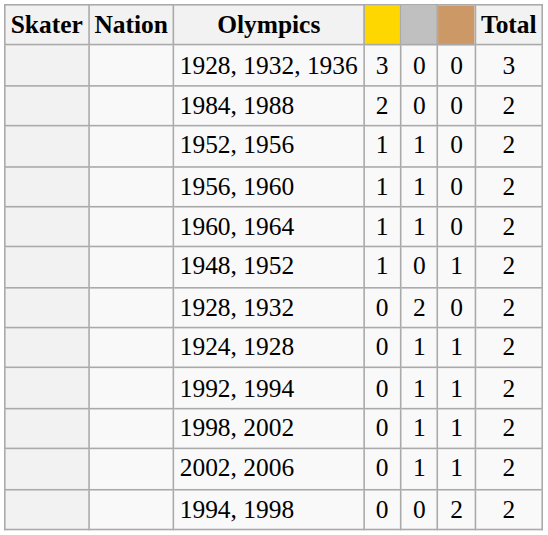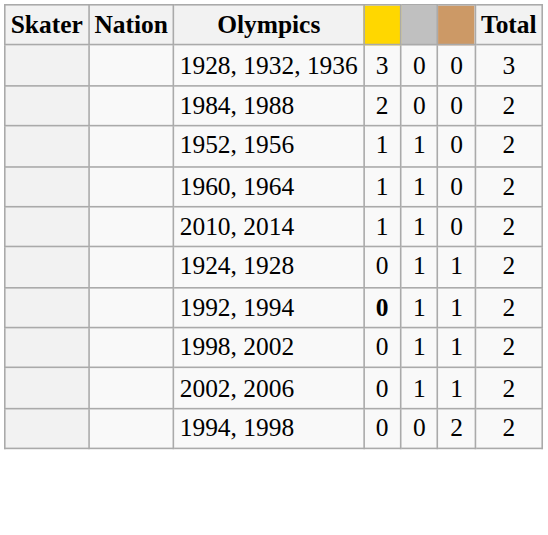- row: (237, 186)
+ row: (237, 226)
- row: (237, 266)
- row: (237, 307)
(382, 387) normal -> (382, 307) bold
